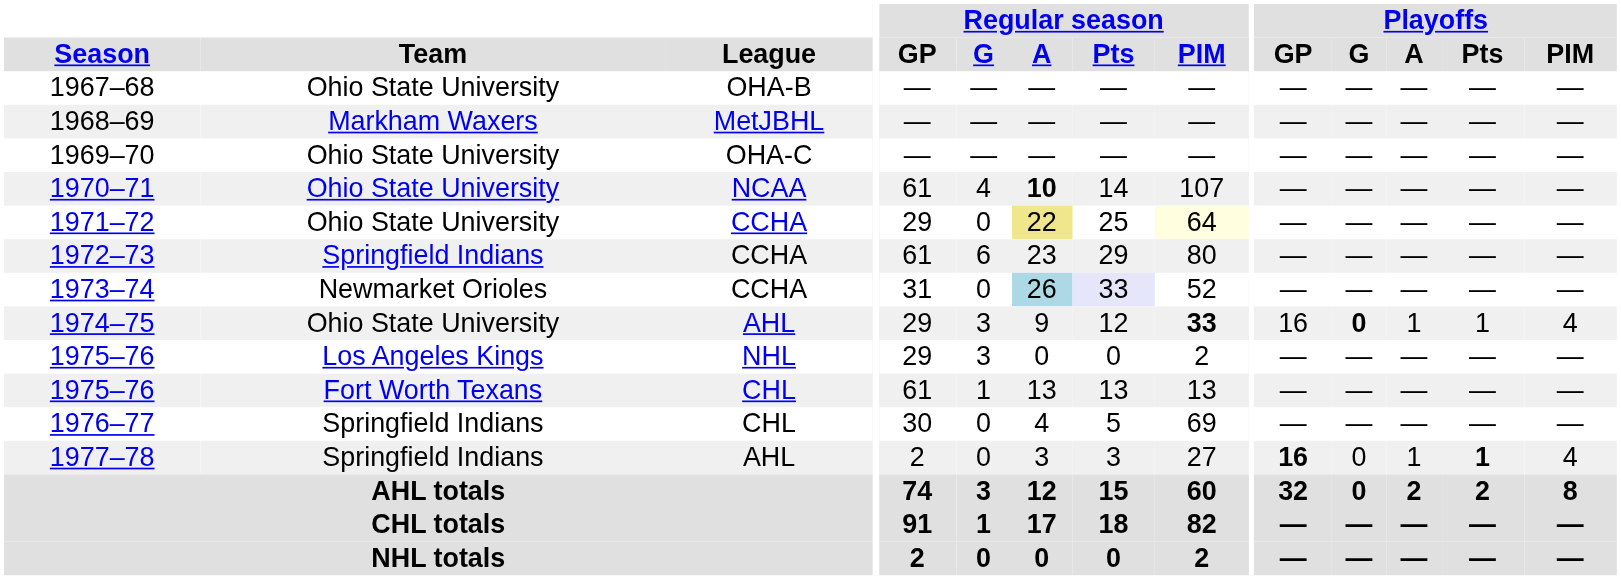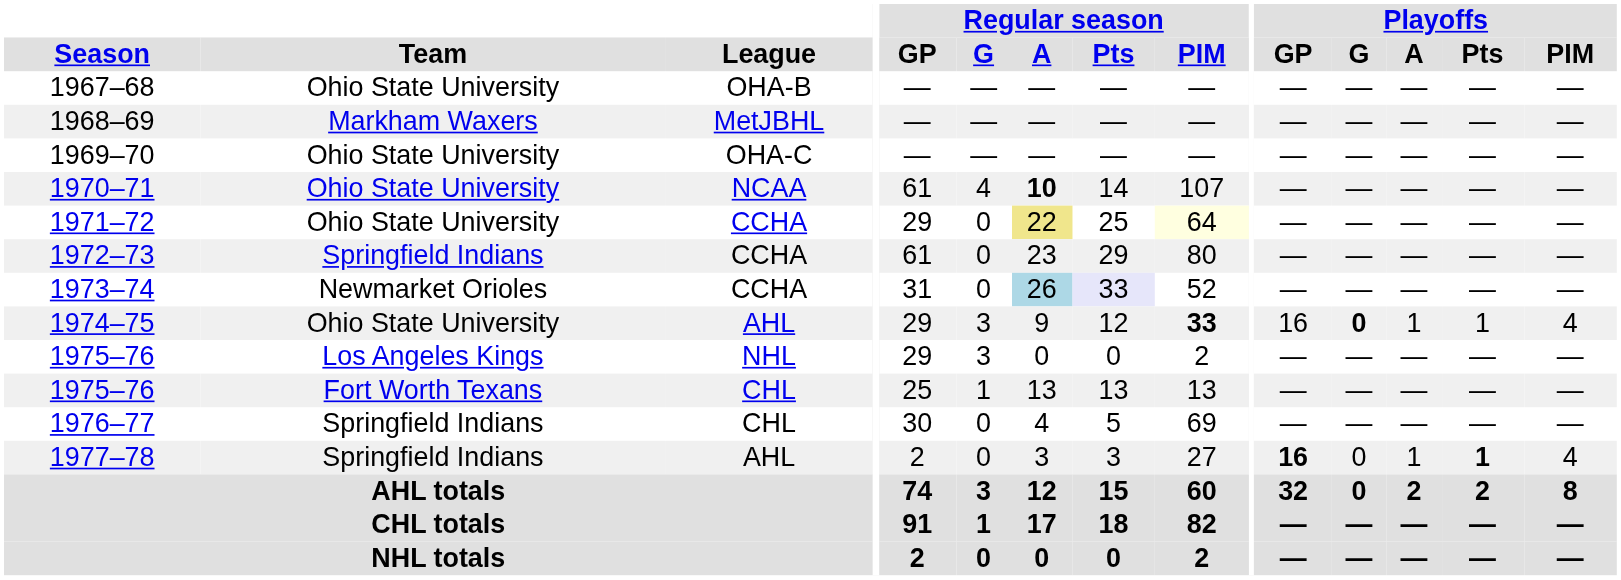(984, 255) 6 -> (984, 255) 0
(917, 390) 61 -> (917, 390) 25
